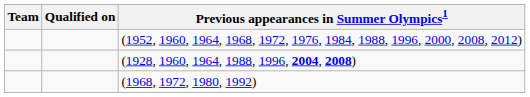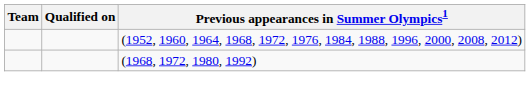- row: (239, 60)
